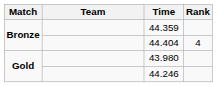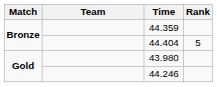(198, 43) 4 -> (198, 43) 5
